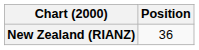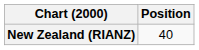(166, 34) 36 -> (166, 34) 40
